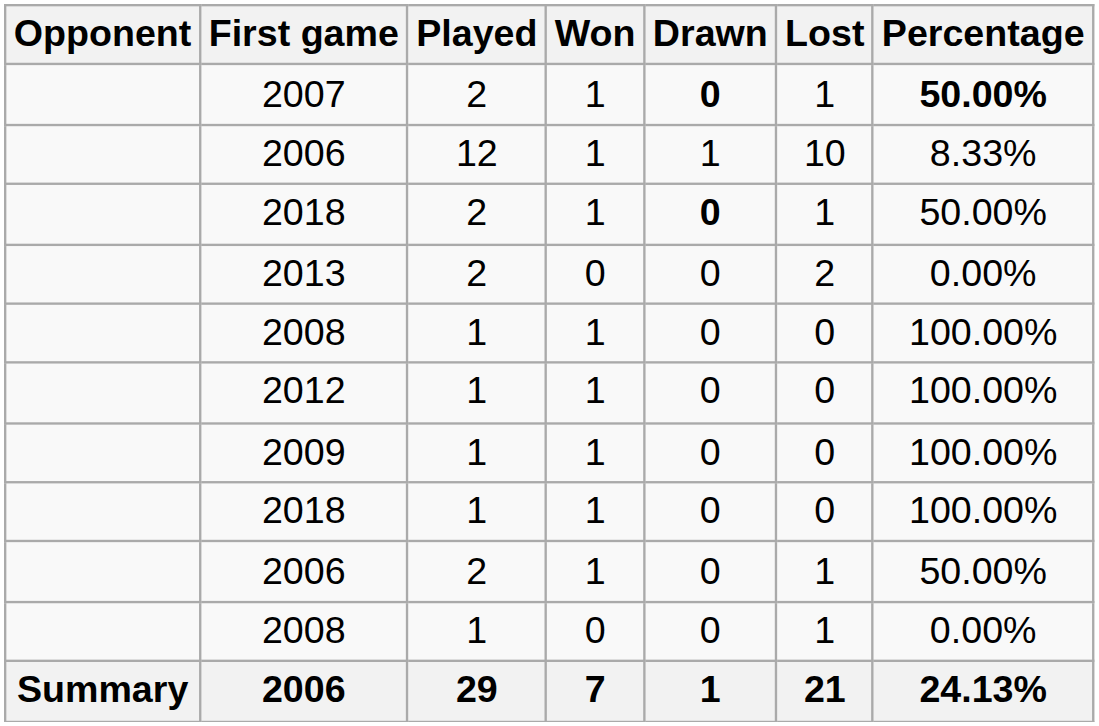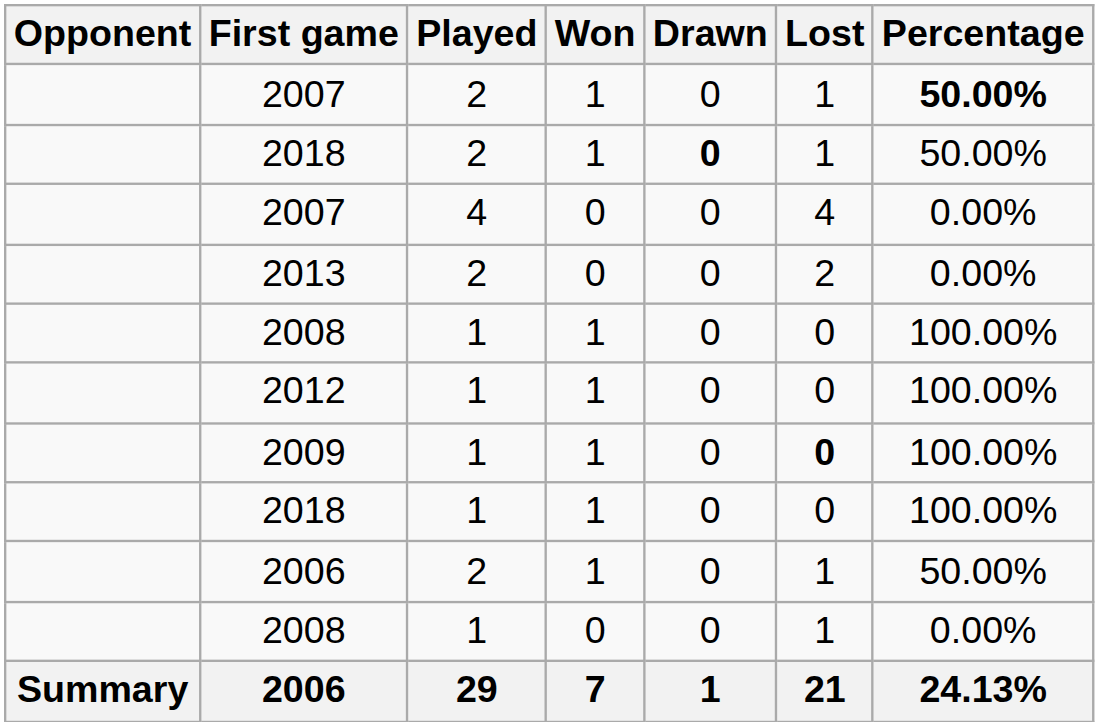(710, 93) bold -> (710, 93) normal
- row: (304, 153)
+ row: (304, 213)
(825, 451) normal -> (825, 451) bold
